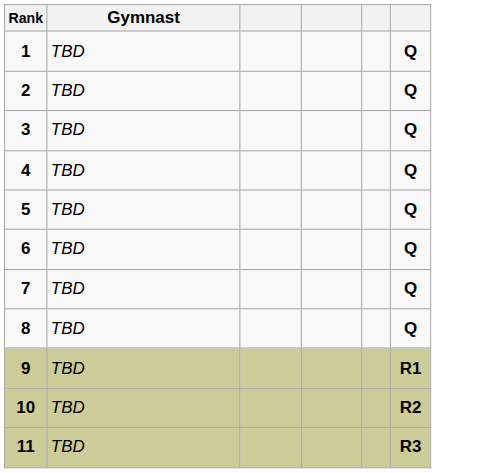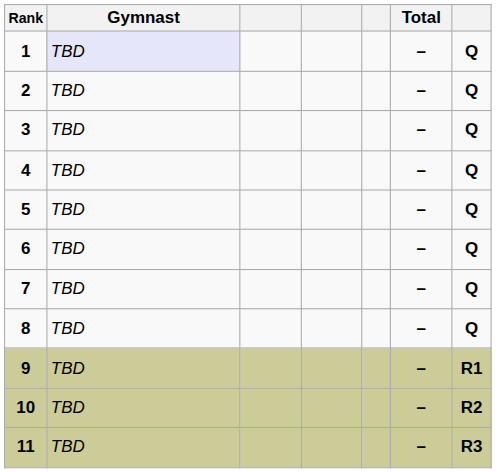+ column: (421, 17)
(68, 51) no background -> (68, 51) lavender background
